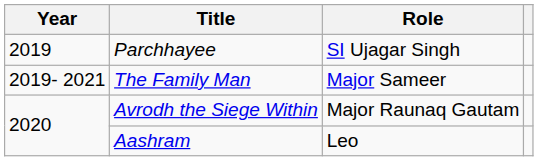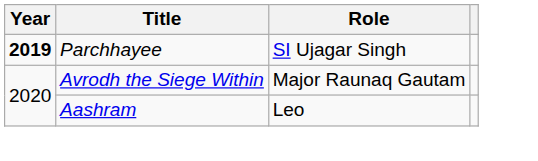(30, 49) normal -> (30, 49) bold
- row: (182, 79)
